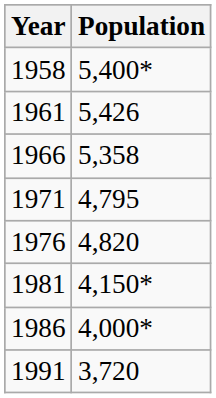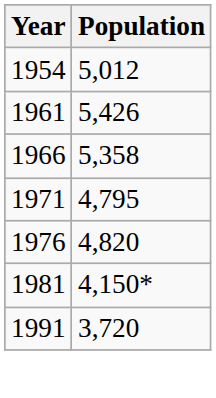+ row: (38, 69)
- row: (38, 69)
- row: (38, 328)
